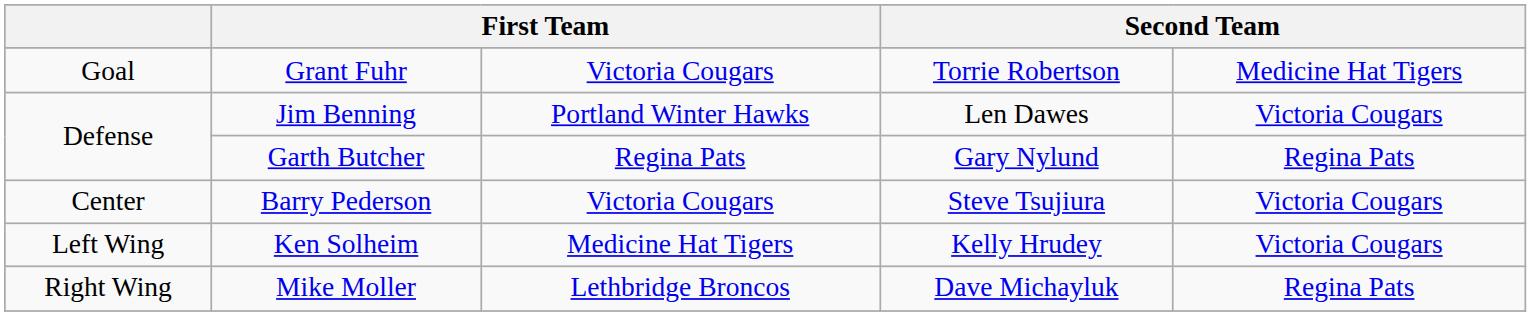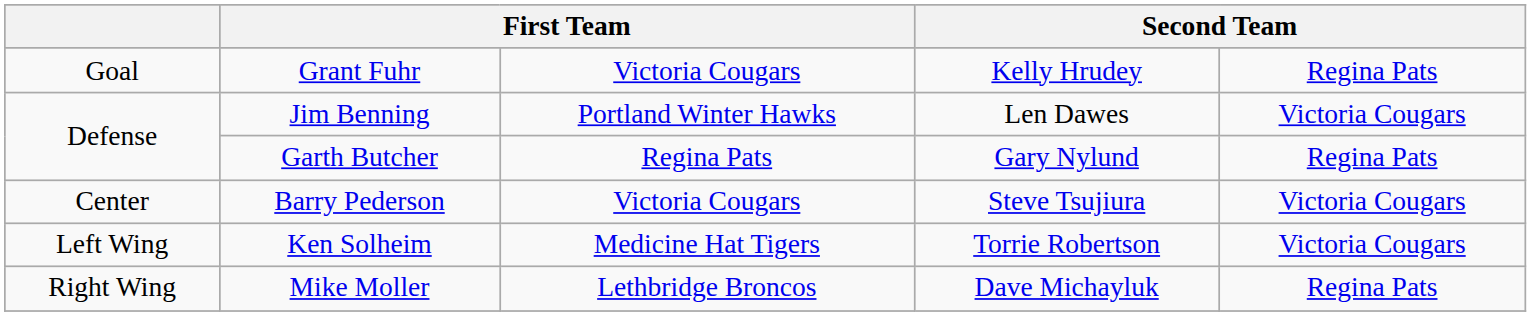(1026, 69) Torrie Robertson -> (1067, 69) Kelly Hrudey
(1349, 69) Medicine Hat Tigers -> (1372, 69) Regina Pats
(1026, 244) Kelly Hrudey -> (1067, 244) Torrie Robertson
